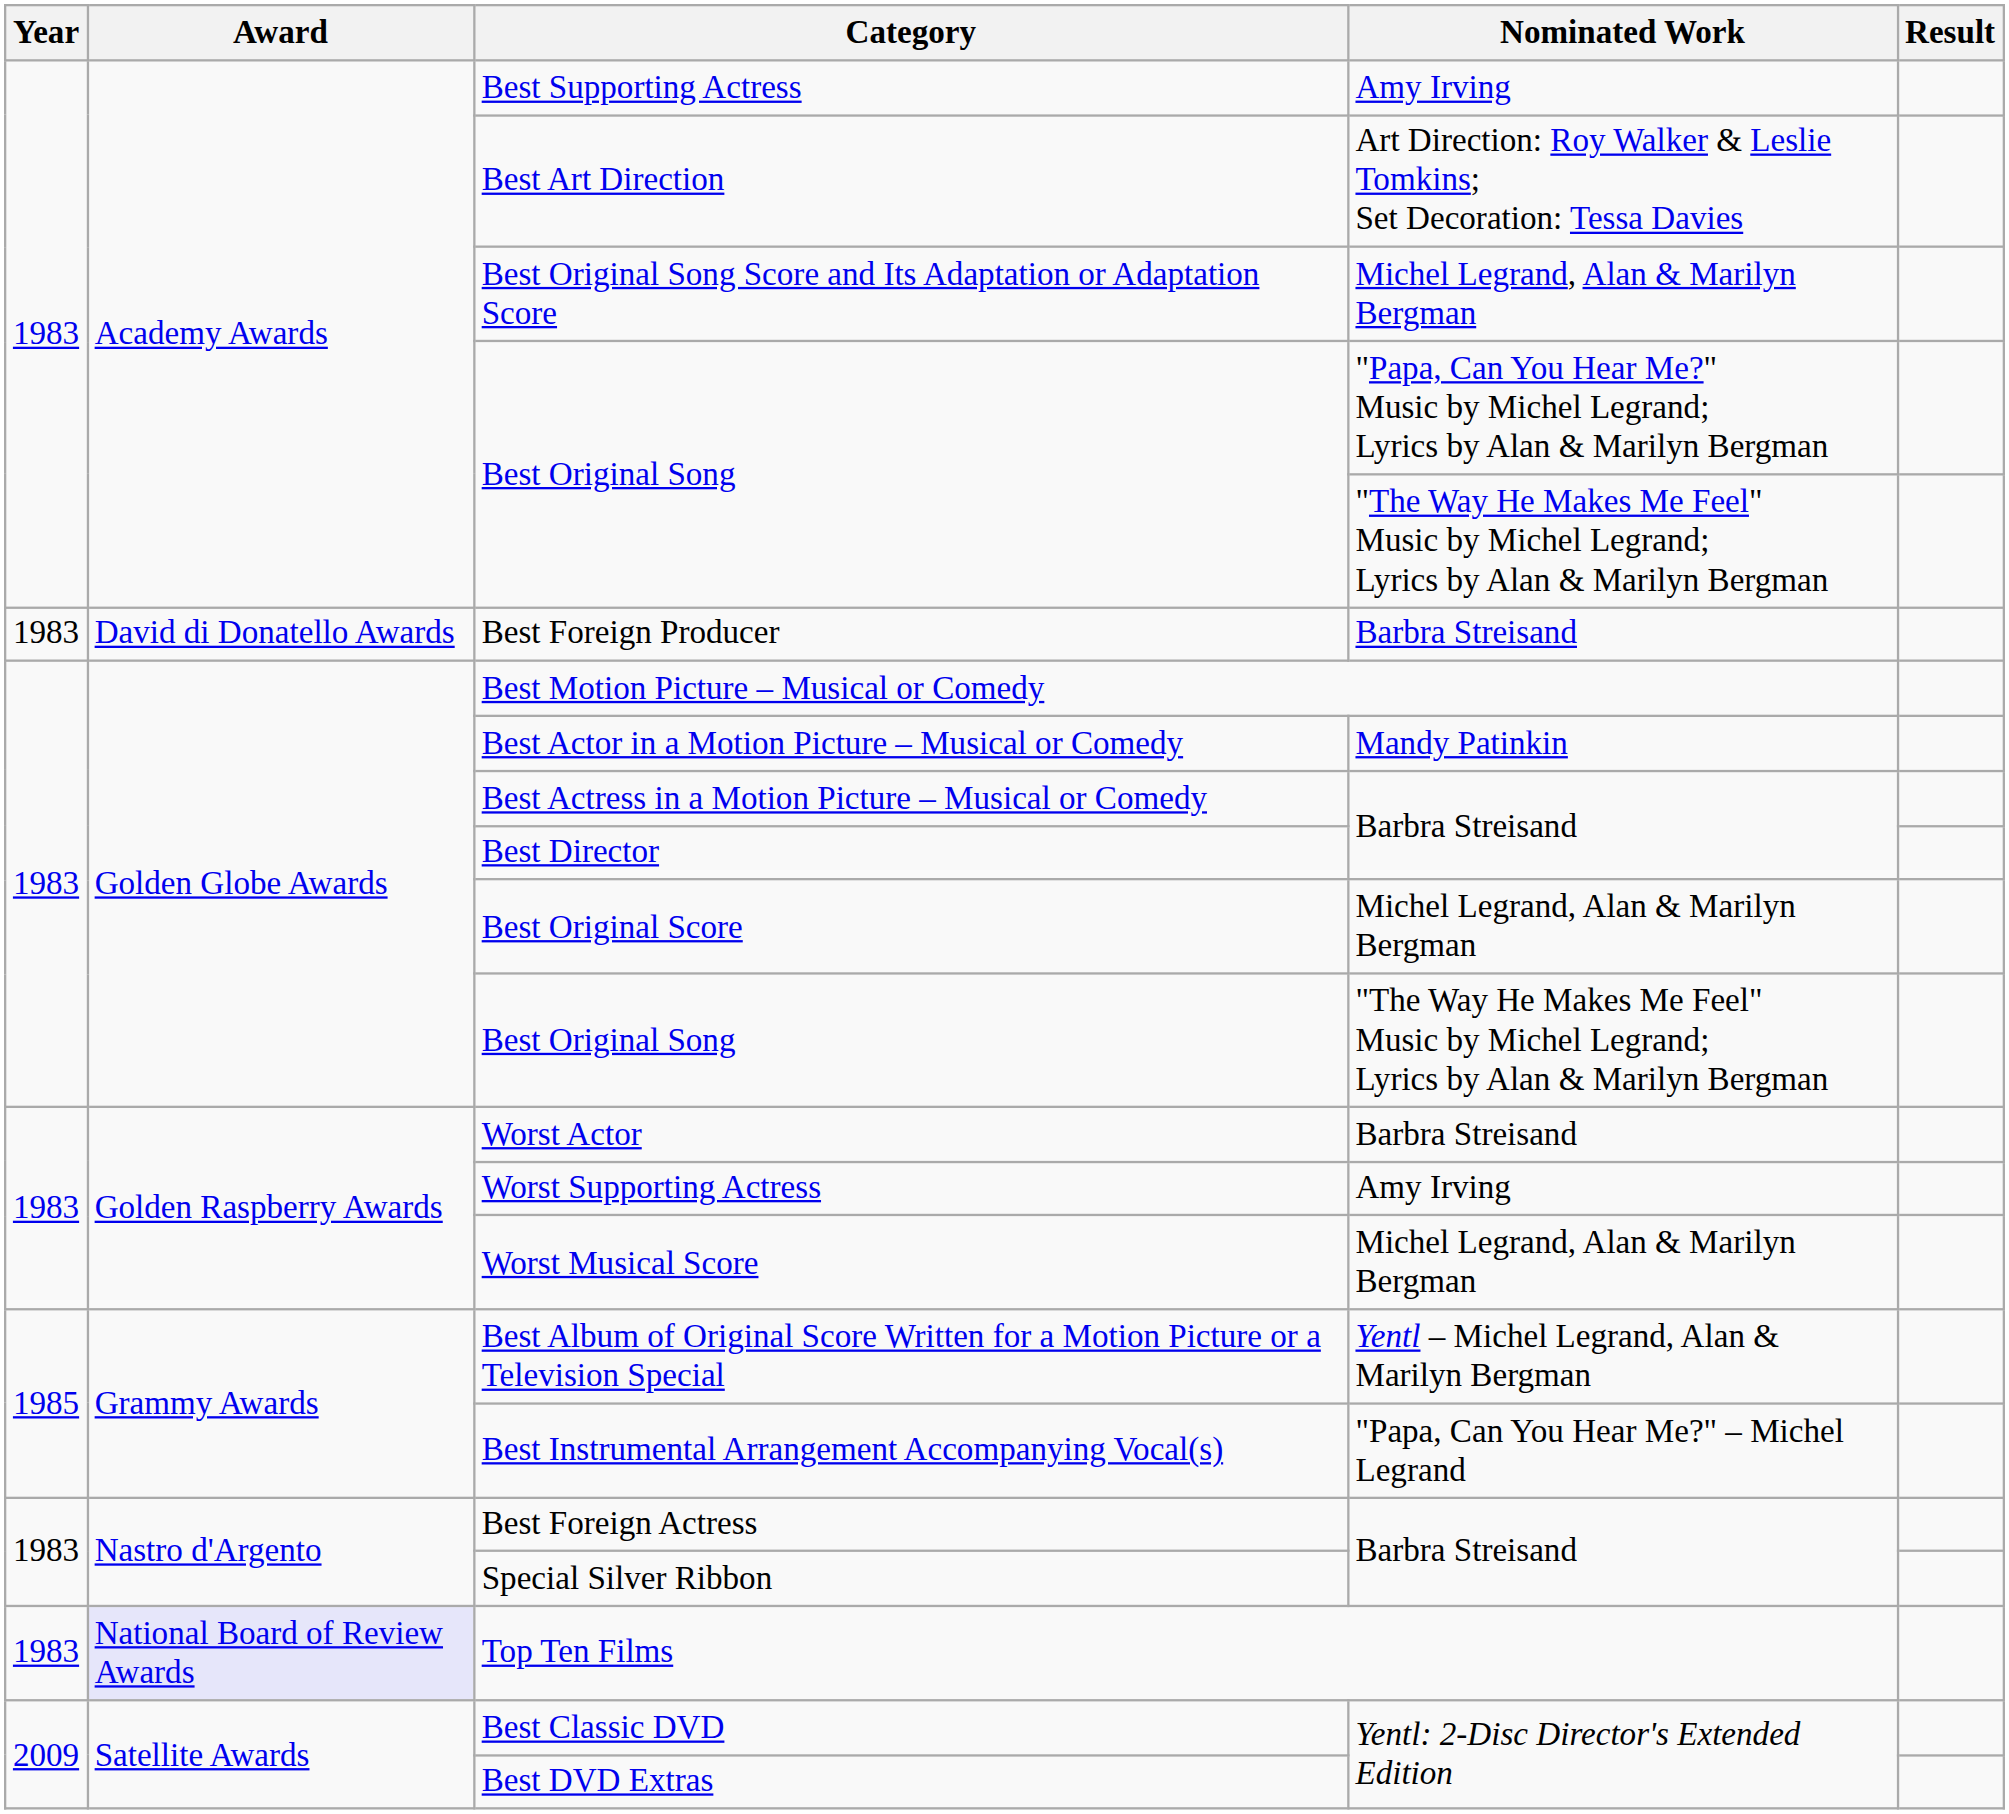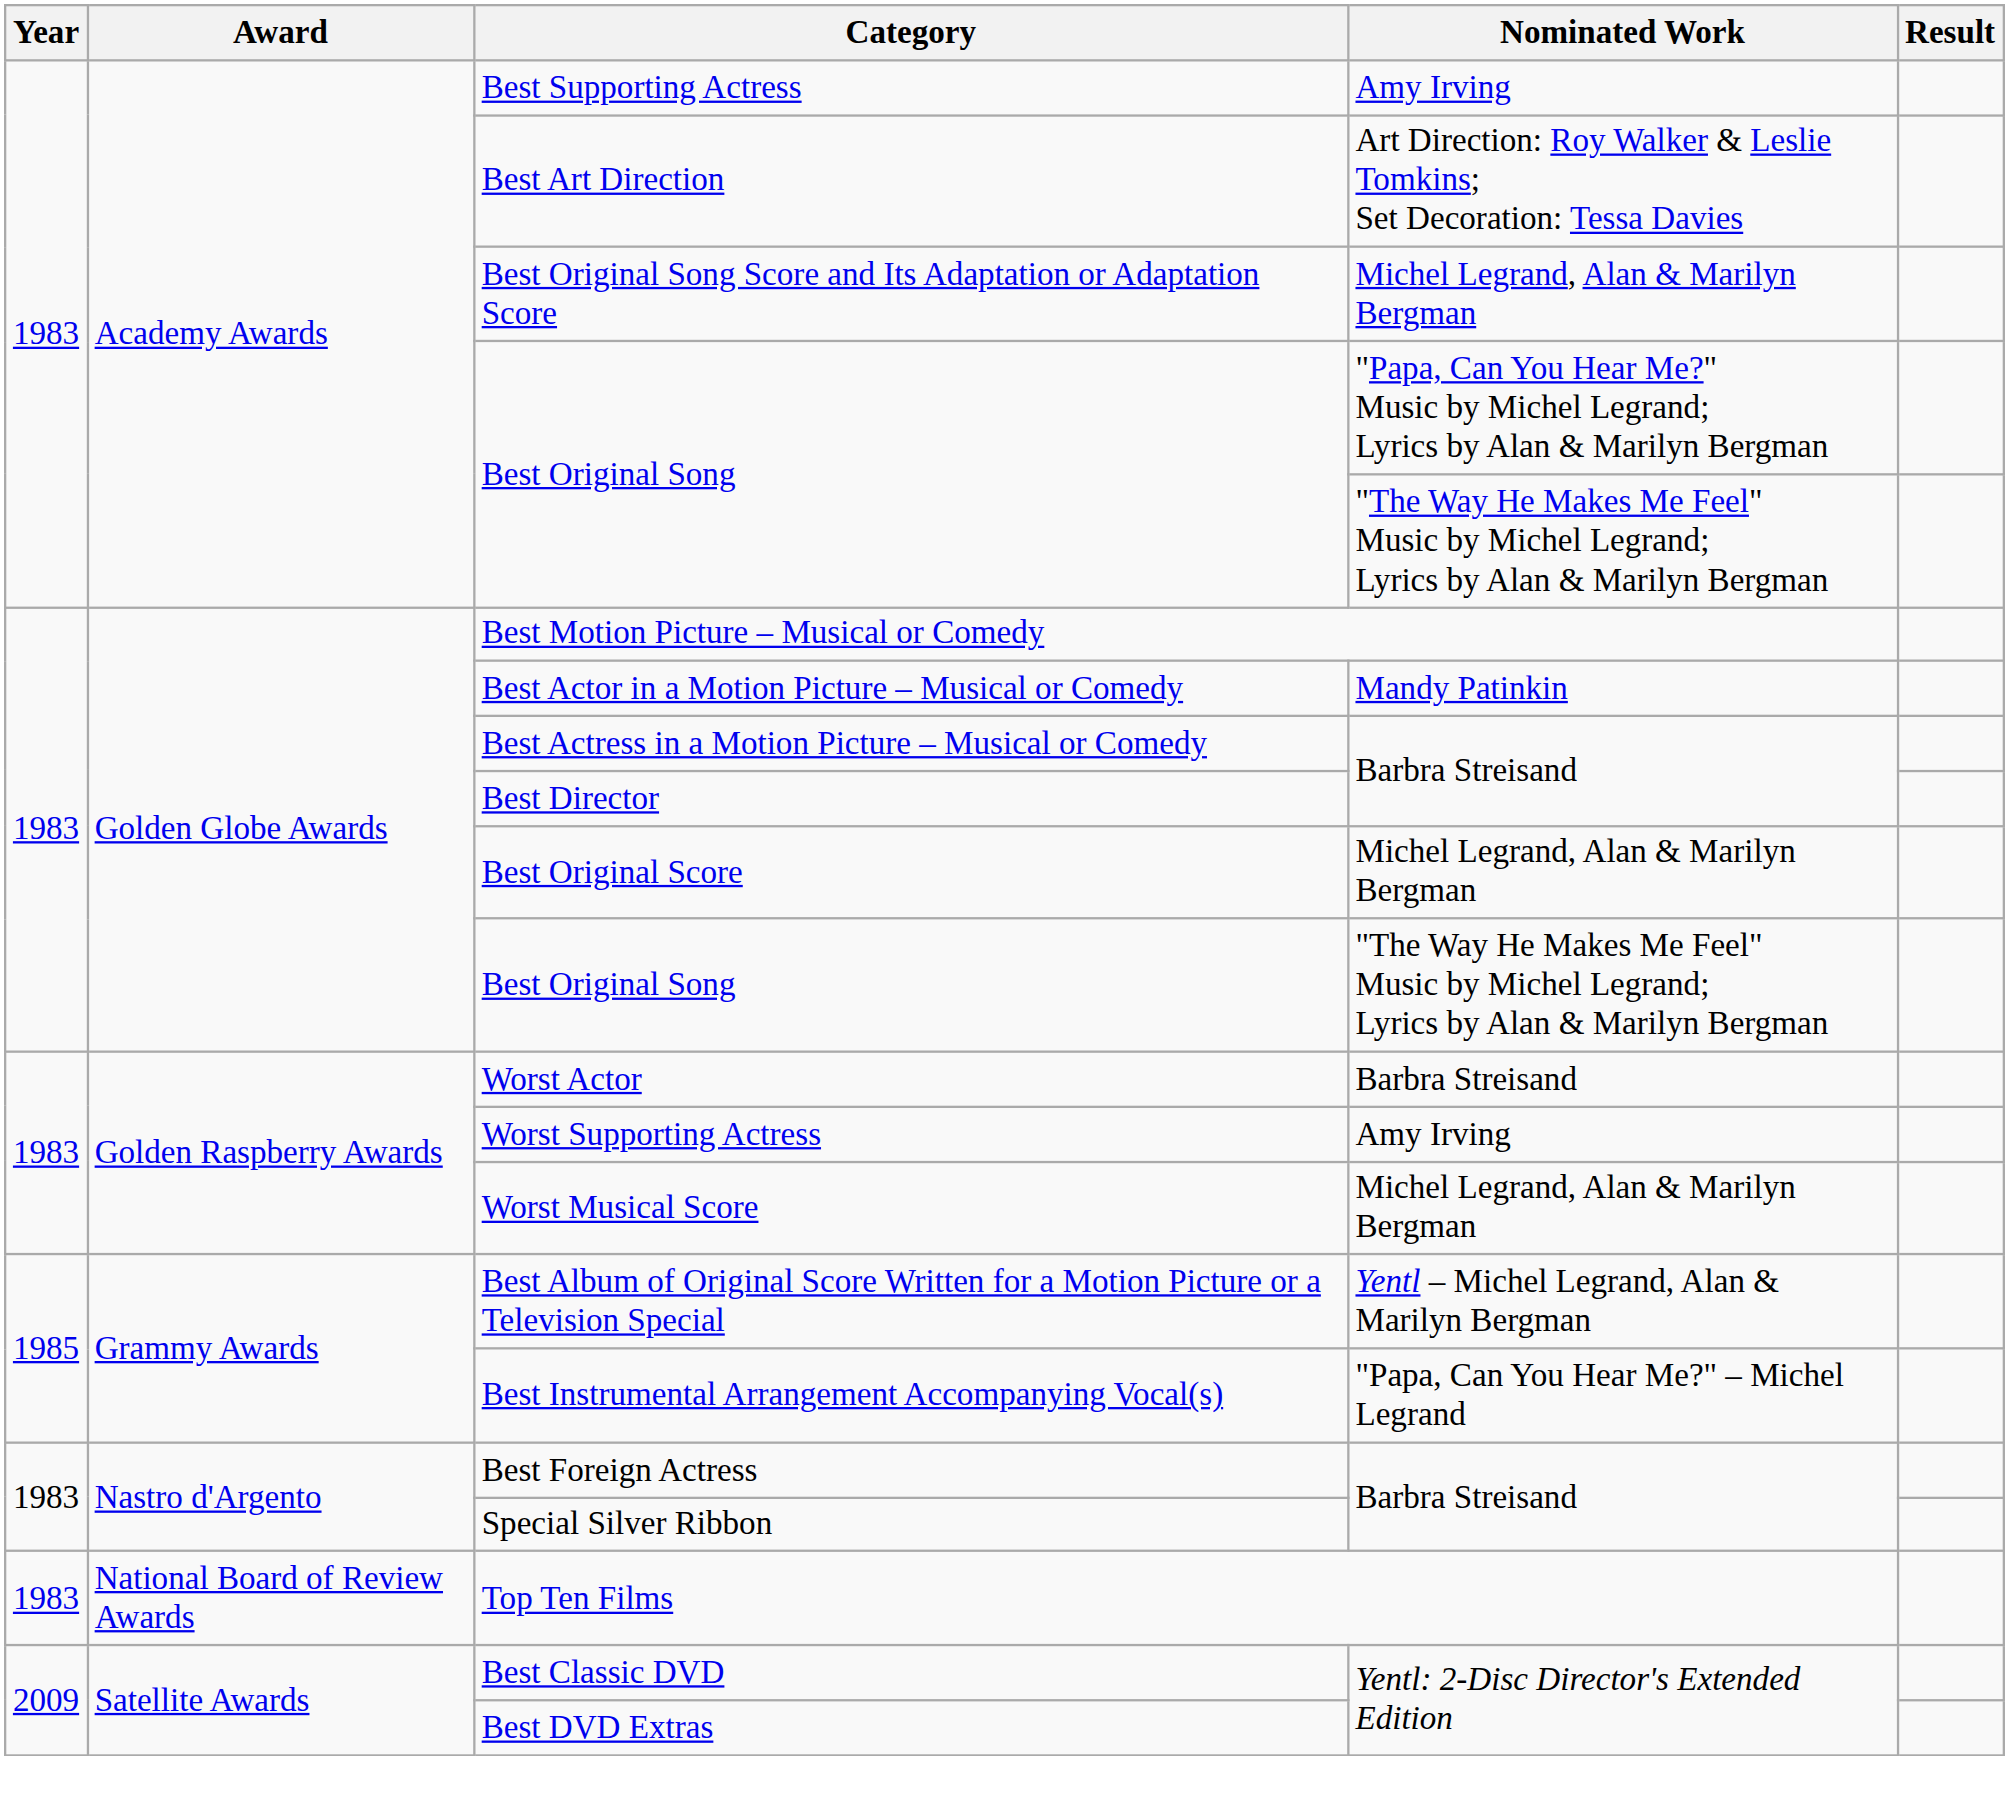- row: (631, 633)
(269, 1652) lavender background -> (269, 1597) no background
